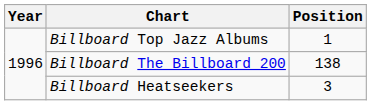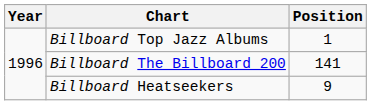(328, 64) 138 -> (328, 64) 141
(328, 88) 3 -> (328, 88) 9
